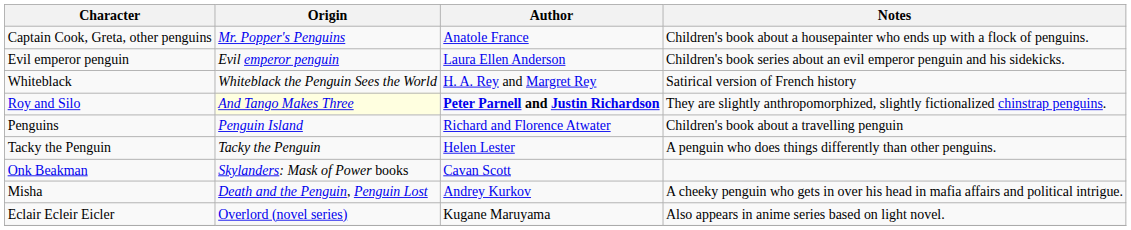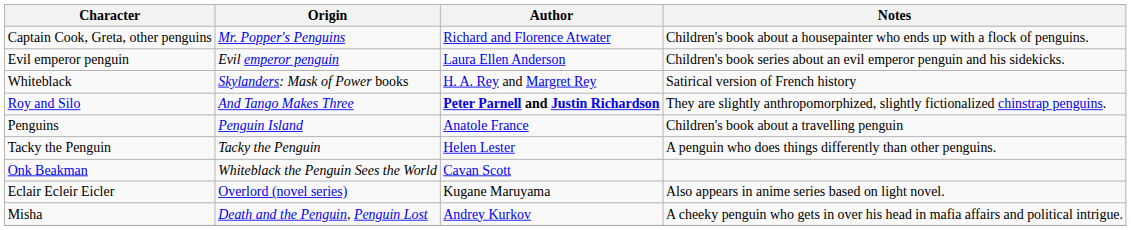(486, 37) Anatole France -> (527, 37) Richard and Florence Atwater
(328, 81) Whiteblack the Penguin Sees the World -> (313, 81) Skylanders: Mask of Power books
(286, 103) lightyellow background -> (286, 103) no background
(527, 125) Richard and Florence Atwater -> (486, 125) Anatole France
(313, 170) Skylanders: Mask of Power books -> (328, 170) Whiteblack the Penguin Sees the World
rows swapped: (25, 192) <-> (61, 214)
